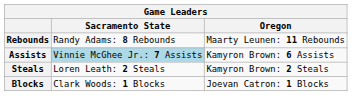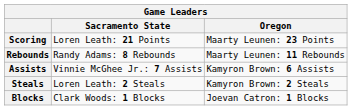+ row: (28, 40)
(128, 55) lightblue background -> (128, 69) no background
